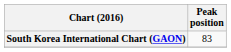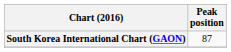(207, 39) 83 -> (207, 39) 87
